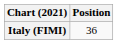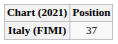(91, 30) 36 -> (91, 30) 37
